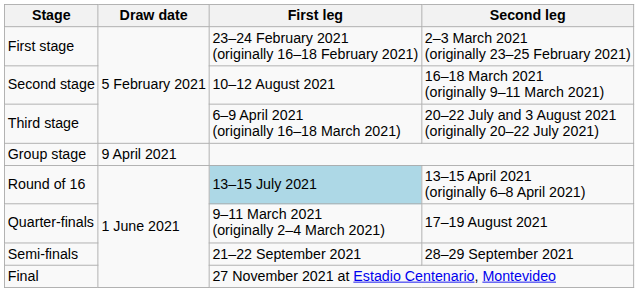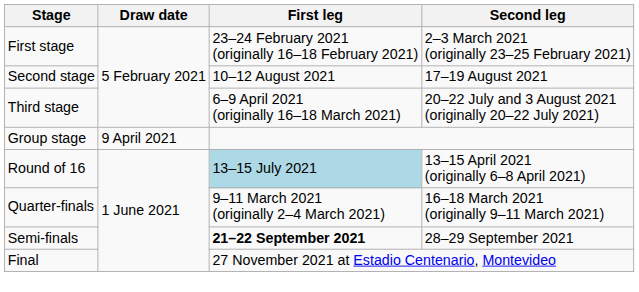(515, 84) 16–18 March 2021 (originally 9–11 March 2021) -> (486, 76) 17–19 August 2021
(486, 223) 17–19 August 2021 -> (515, 207) 16–18 March 2021 (originally 9–11 March 2021)
(287, 253) normal -> (289, 237) bold
